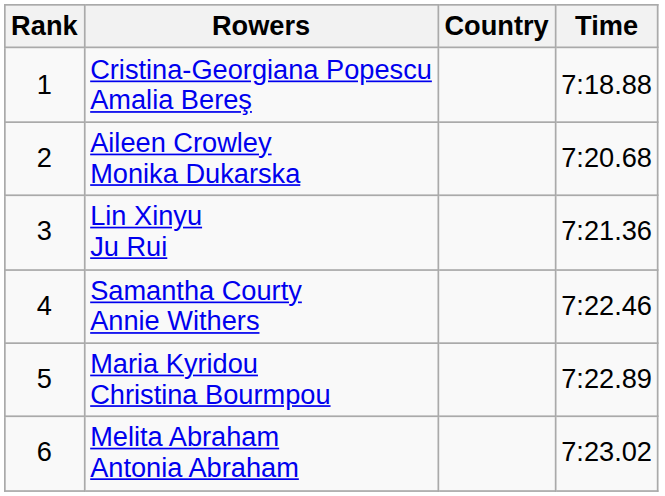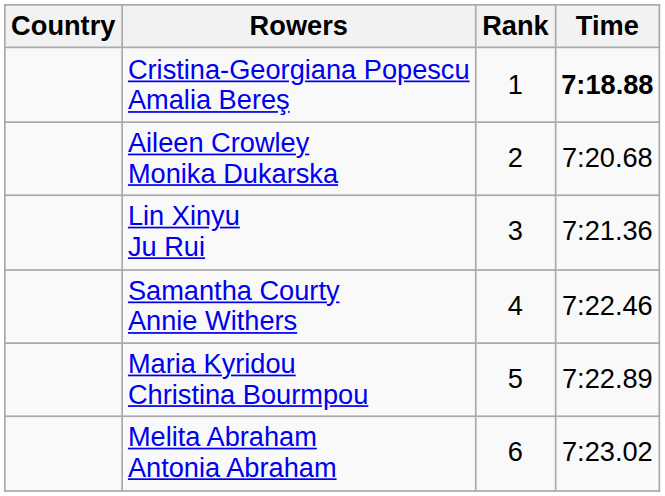columns swapped: (44, 26) <-> (497, 26)
(607, 84) normal -> (607, 84) bold
